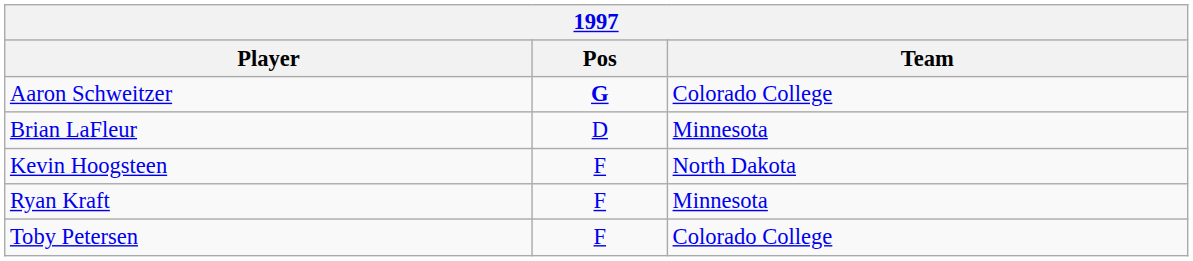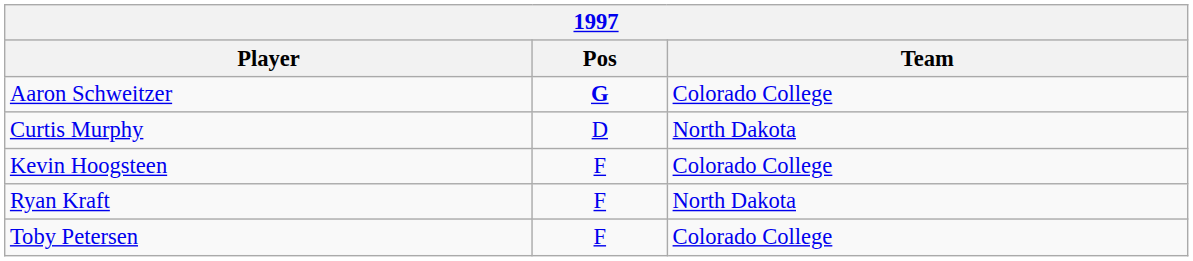+ row: (77, 129)
- row: (73, 129)
(734, 165) North Dakota -> (752, 165) Colorado College
(720, 201) Minnesota -> (734, 201) North Dakota
